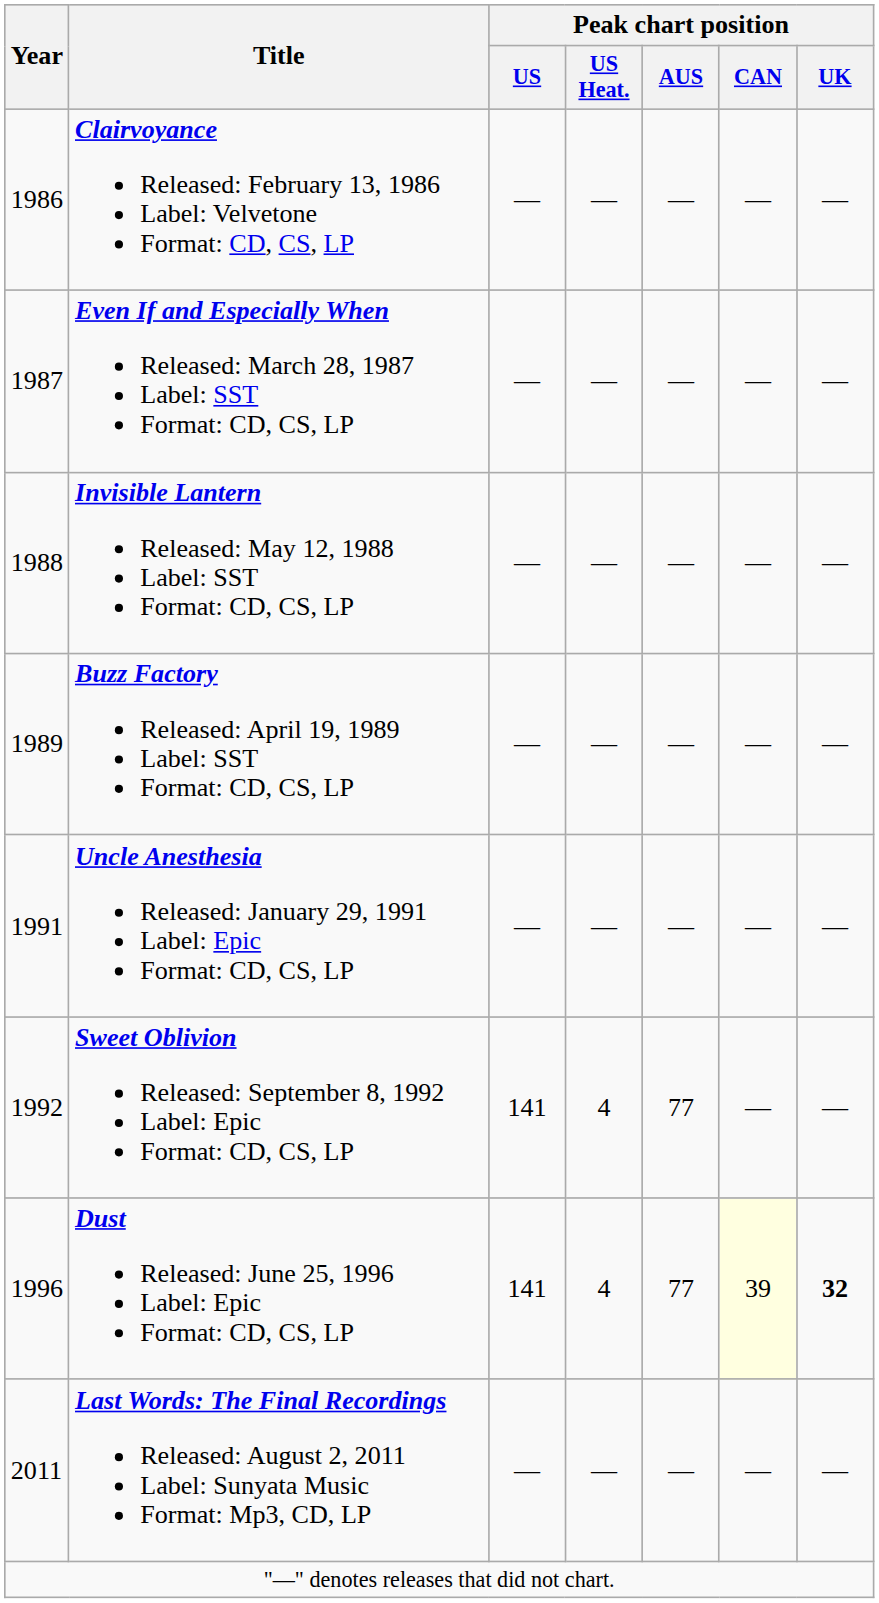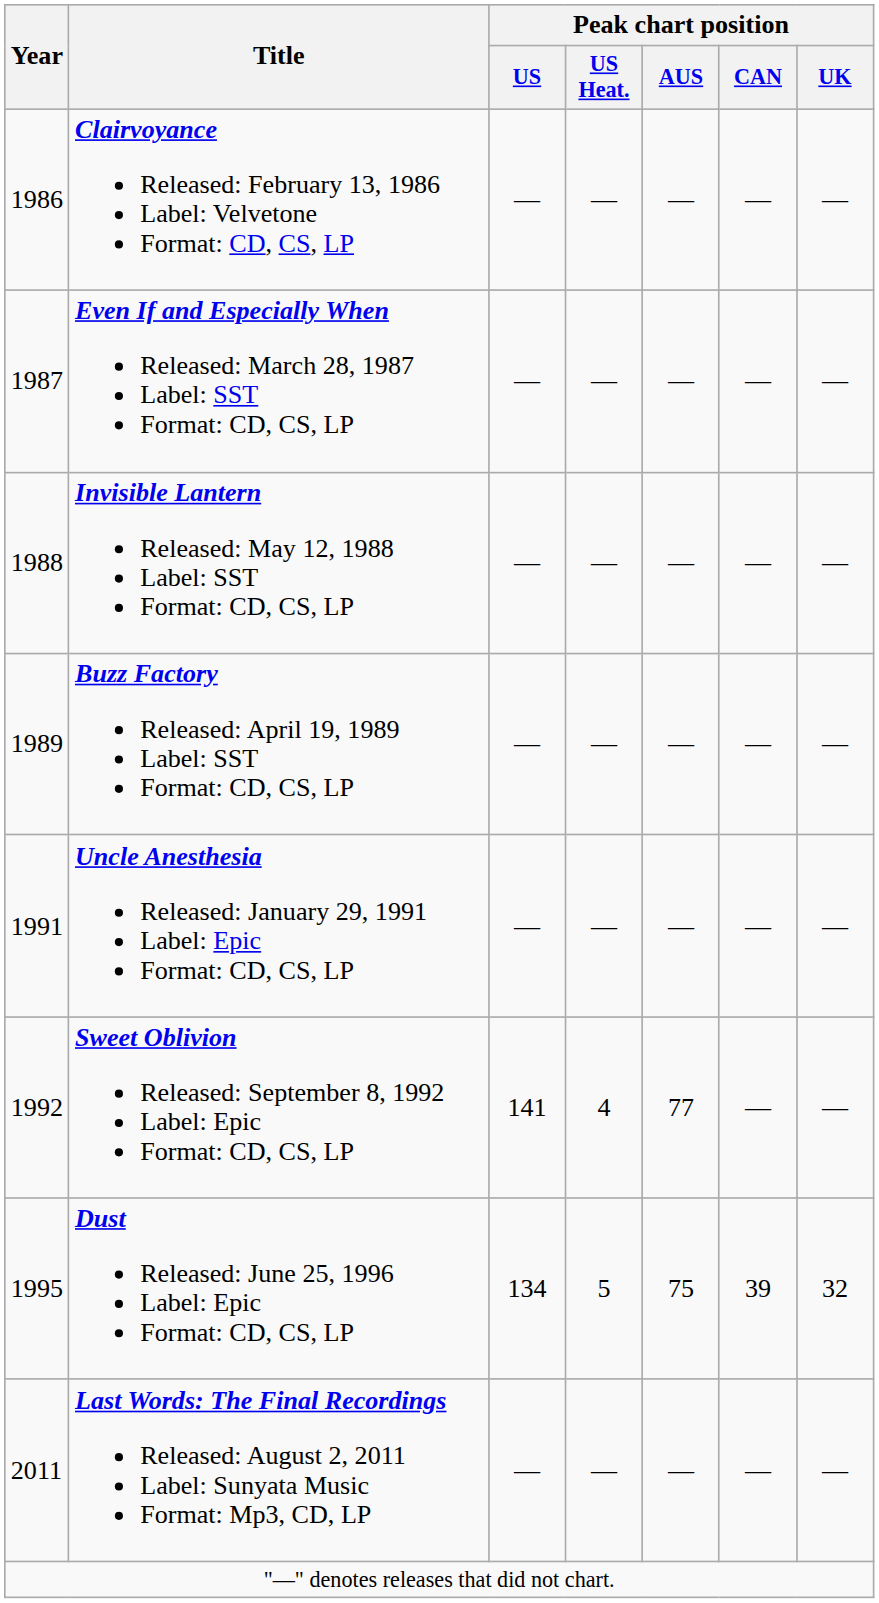(37, 1288) 1996 -> (37, 1288) 1995
(527, 1288) 141 -> (527, 1288) 134
(604, 1288) 4 -> (604, 1288) 5
(681, 1288) 77 -> (681, 1288) 75
(758, 1288) lightyellow background -> (758, 1288) no background
(835, 1288) bold -> (835, 1288) normal
